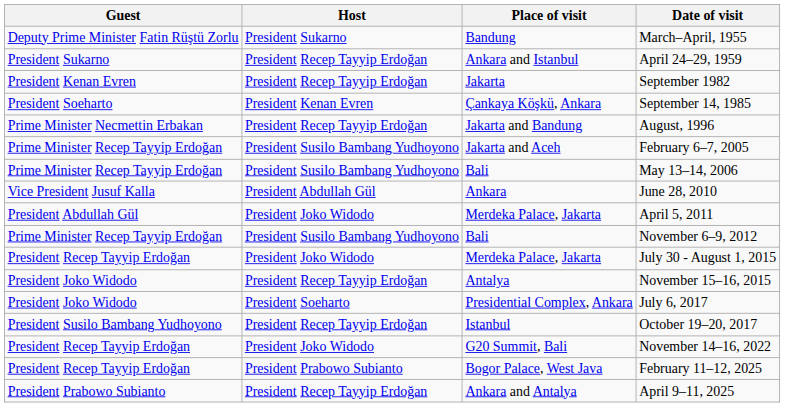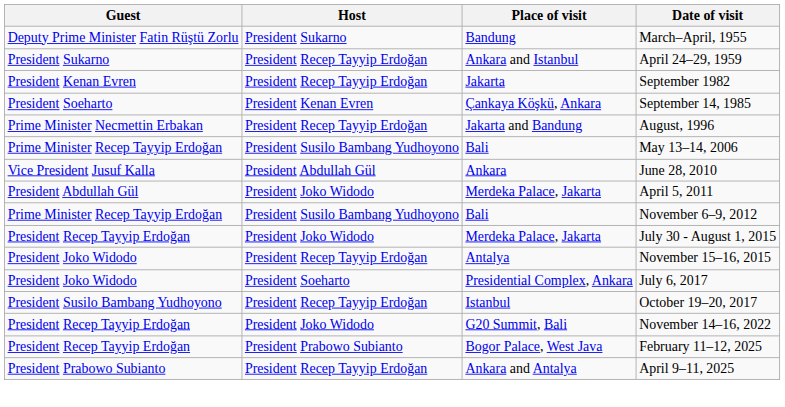- row: (694, 147)
